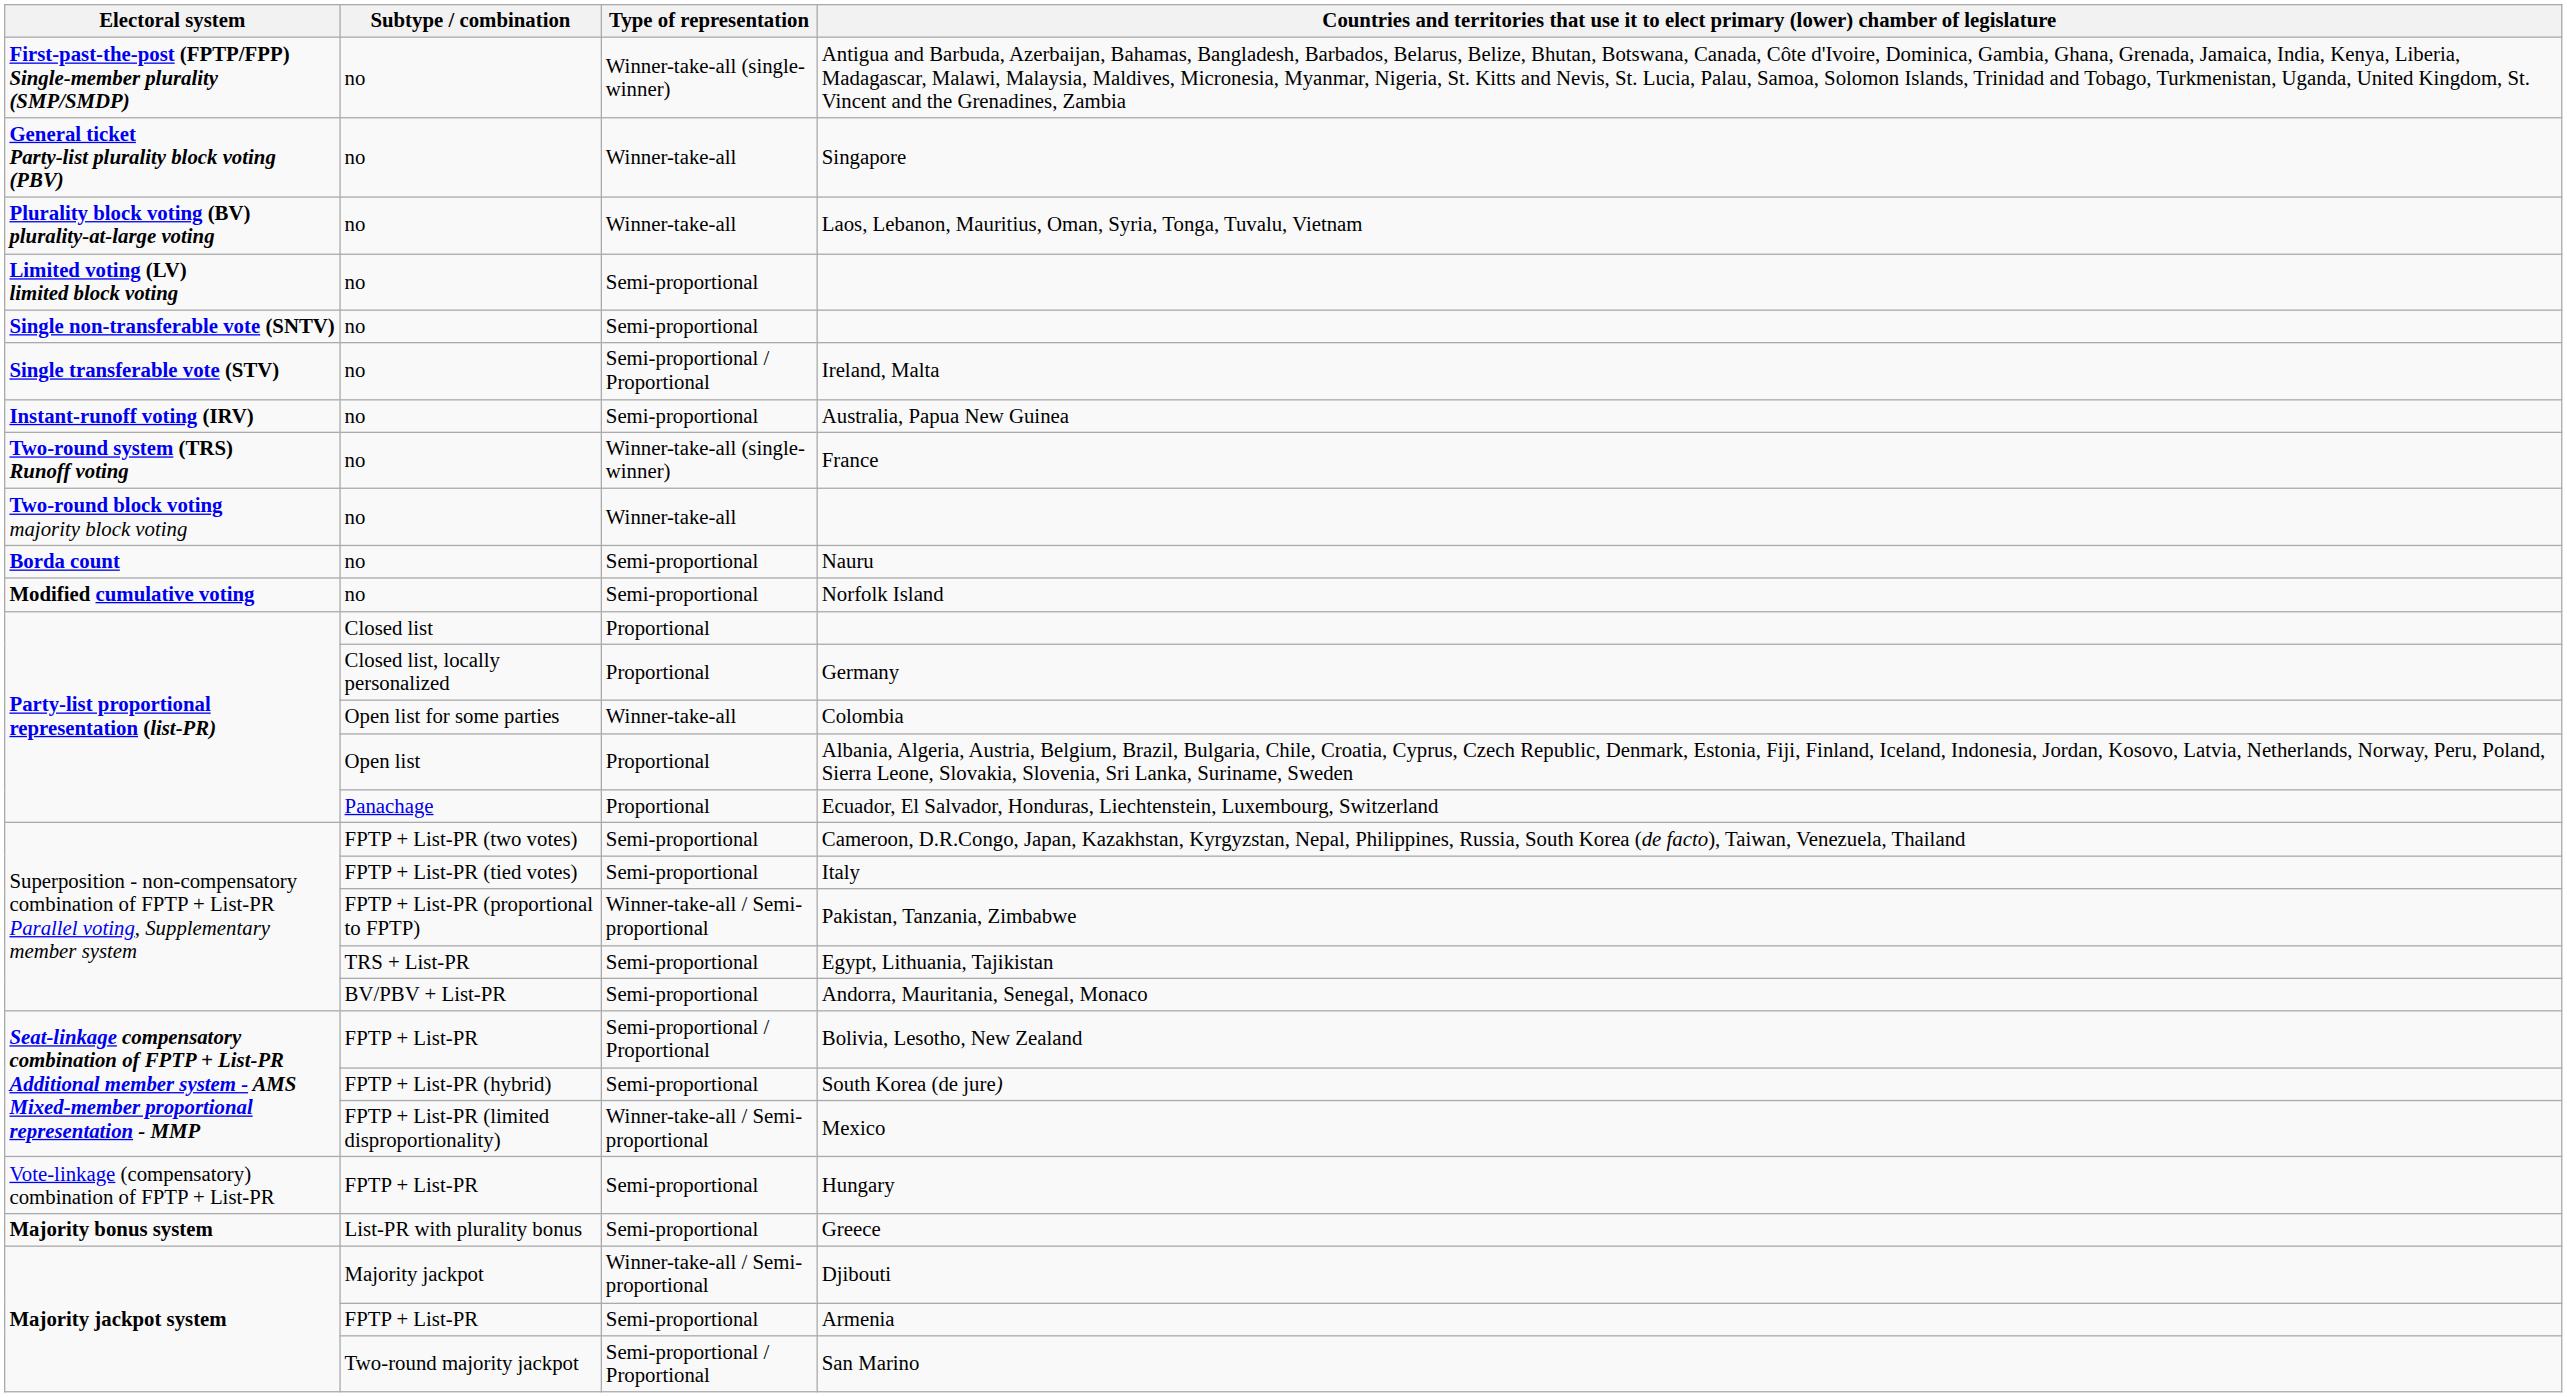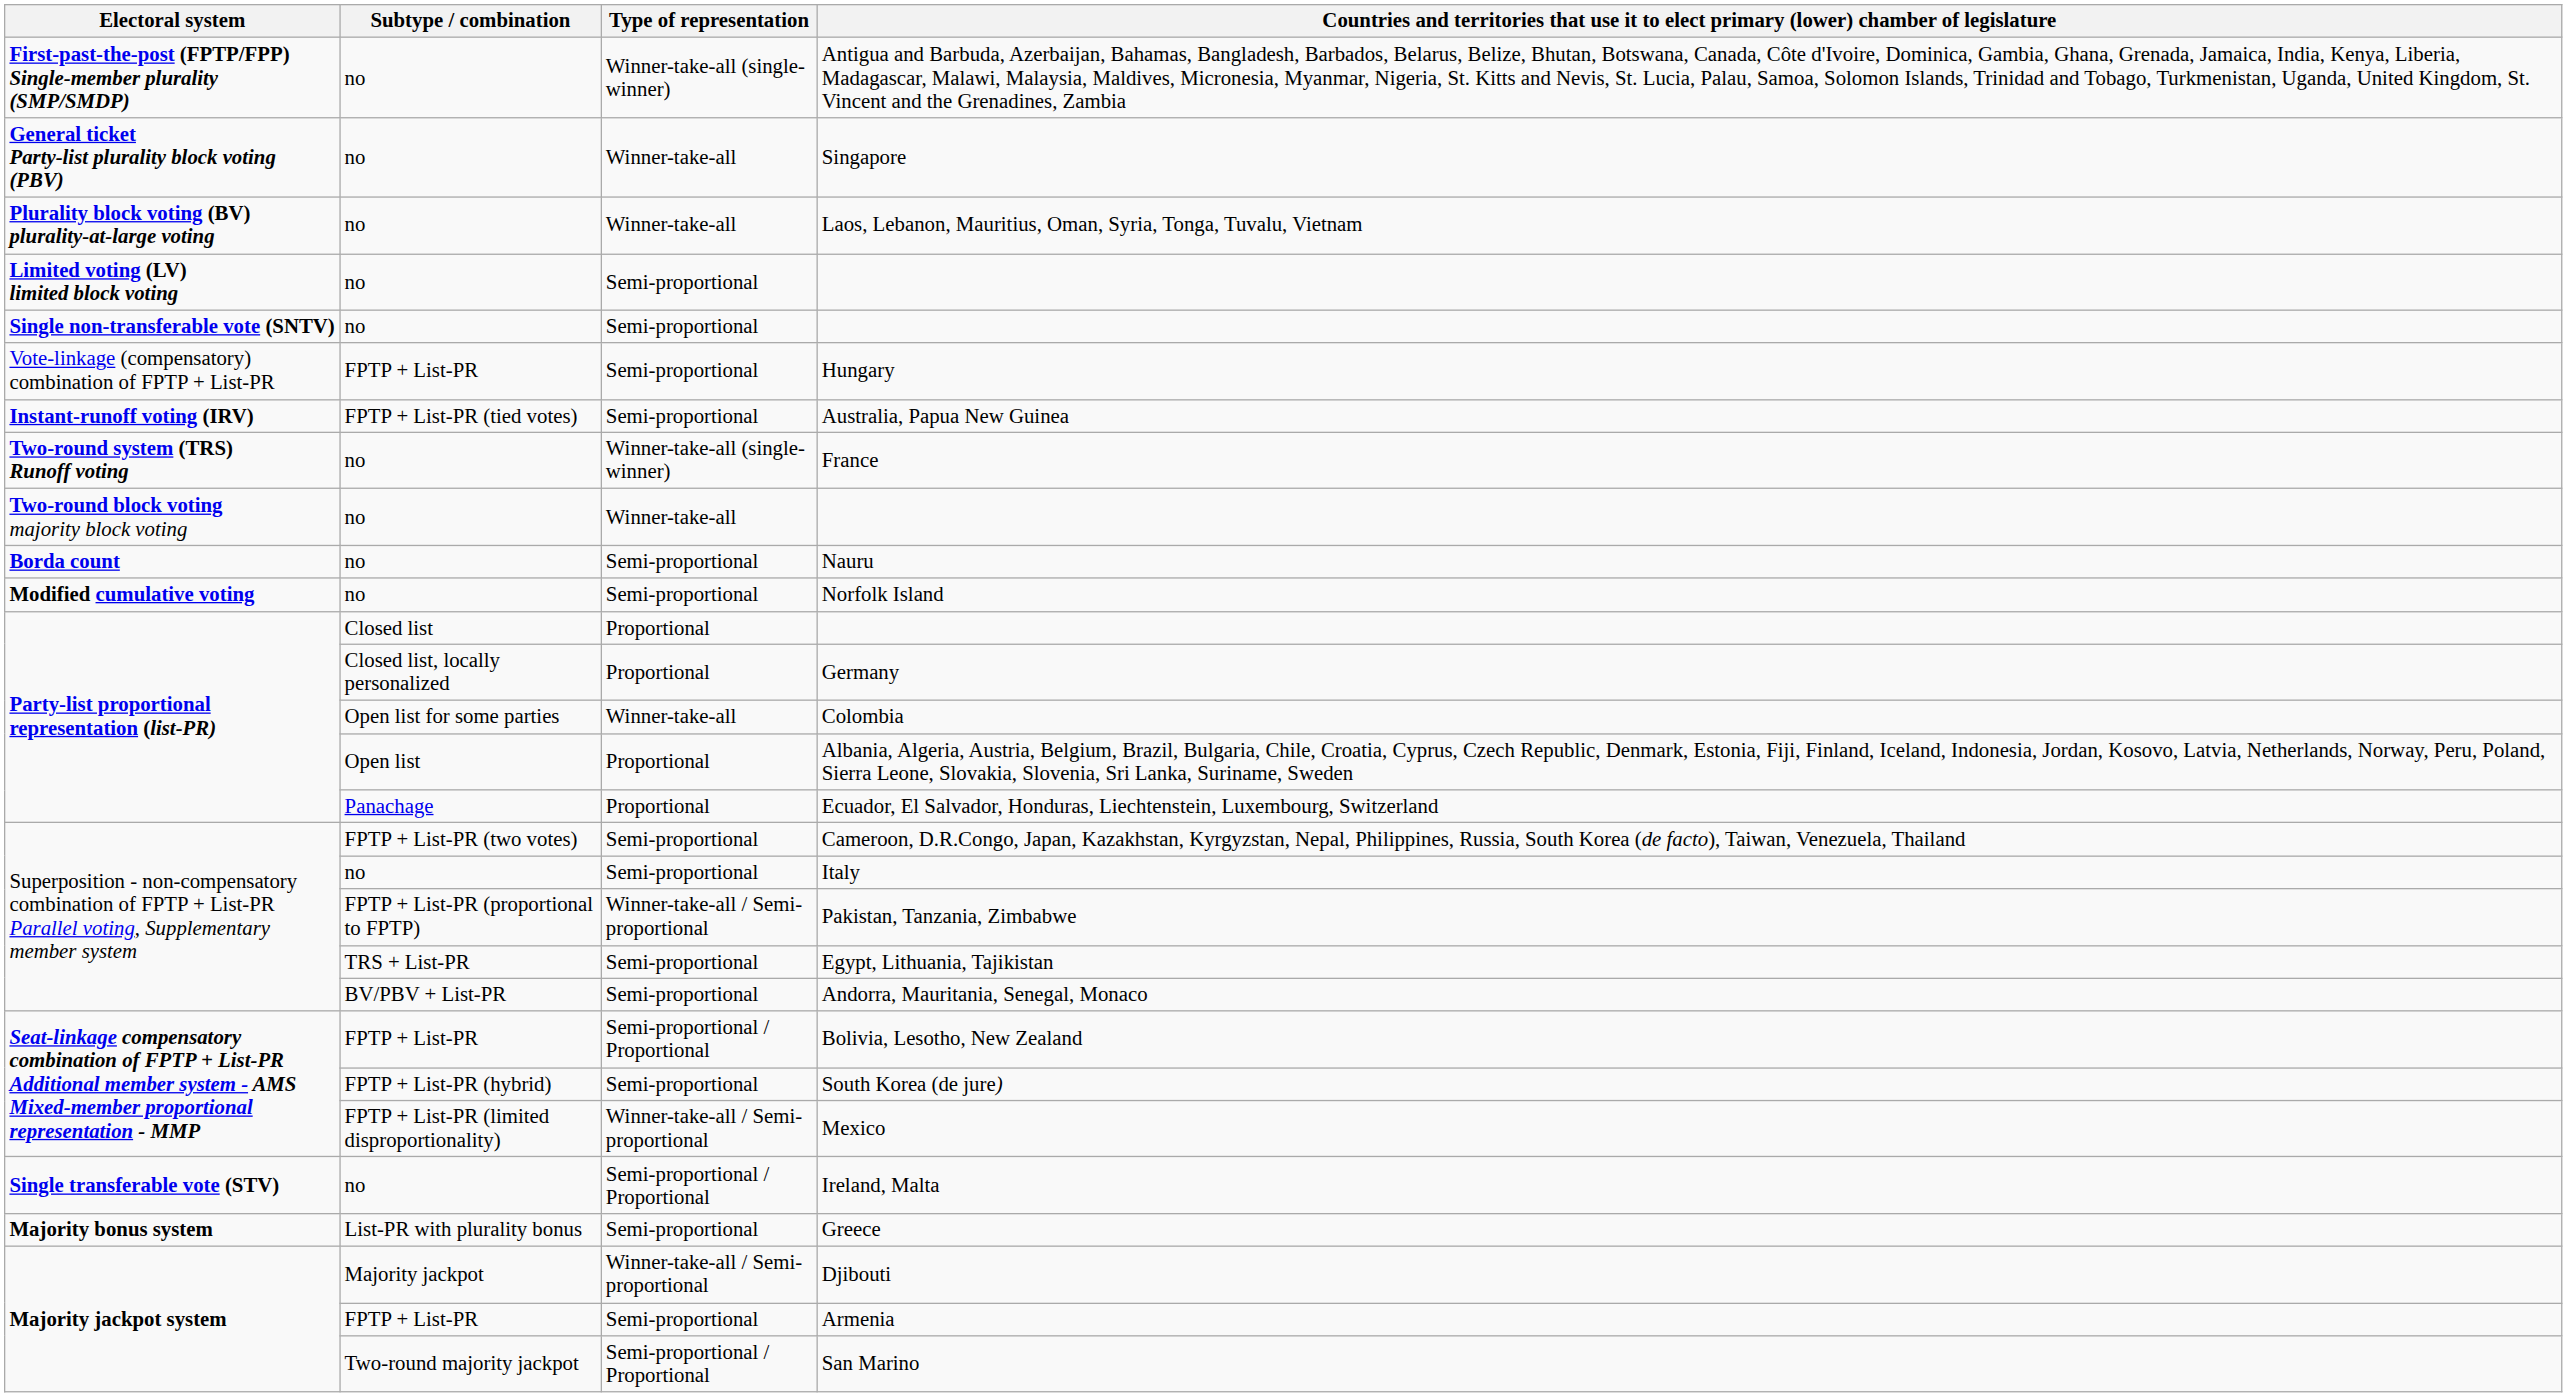rows swapped: (144, 371) <-> (142, 1184)
(355, 415) no -> (461, 415) FPTP + List-PR (tied votes)
(461, 872) FPTP + List-PR (tied votes) -> (355, 872) no
